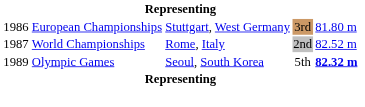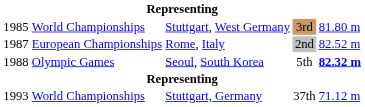(16, 26) 1986 -> (16, 26) 1985
(97, 26) European Championships -> (88, 26) World Championships
(88, 44) World Championships -> (97, 44) European Championships
(16, 61) 1989 -> (16, 61) 1988
+ row: (214, 96)
